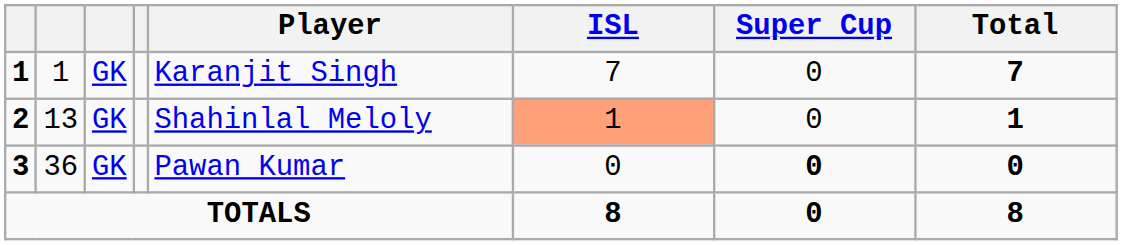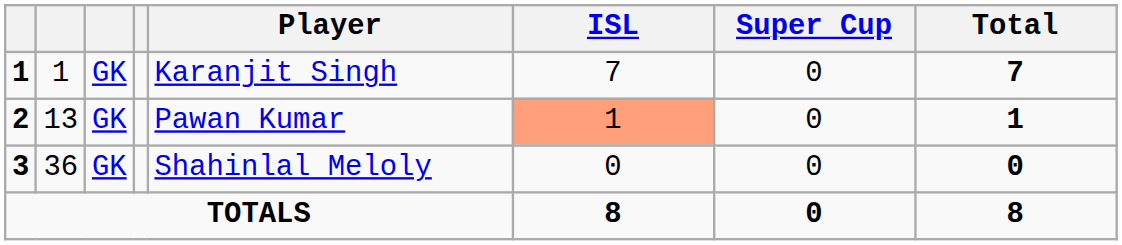(293, 122) Shahinlal Meloly -> (250, 122) Pawan Kumar
(250, 169) Pawan Kumar -> (293, 169) Shahinlal Meloly
(814, 169) bold -> (814, 169) normal
